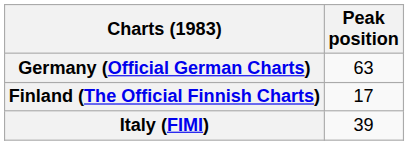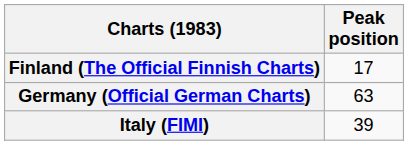rows swapped: (164, 96) <-> (164, 67)
